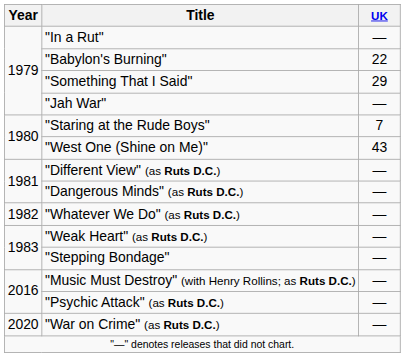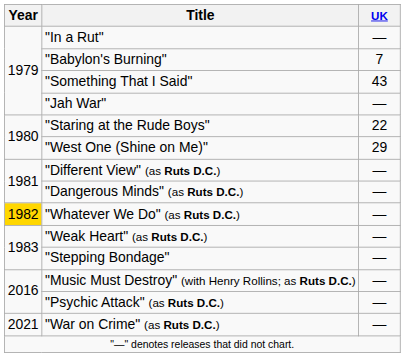(379, 59) 22 -> (379, 59) 7
(379, 81) 29 -> (379, 81) 43
(379, 125) 7 -> (379, 125) 22
(379, 147) 43 -> (379, 147) 29
(23, 214) no background -> (23, 214) gold background
(23, 324) 2020 -> (23, 324) 2021
